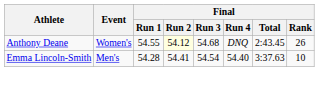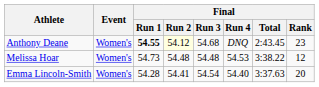(149, 43) normal -> (149, 43) bold
(300, 43) 26 -> (300, 43) 23
+ row: (33, 58)
(108, 58) Men's -> (114, 74) Women's
(300, 58) 10 -> (300, 74) 20
